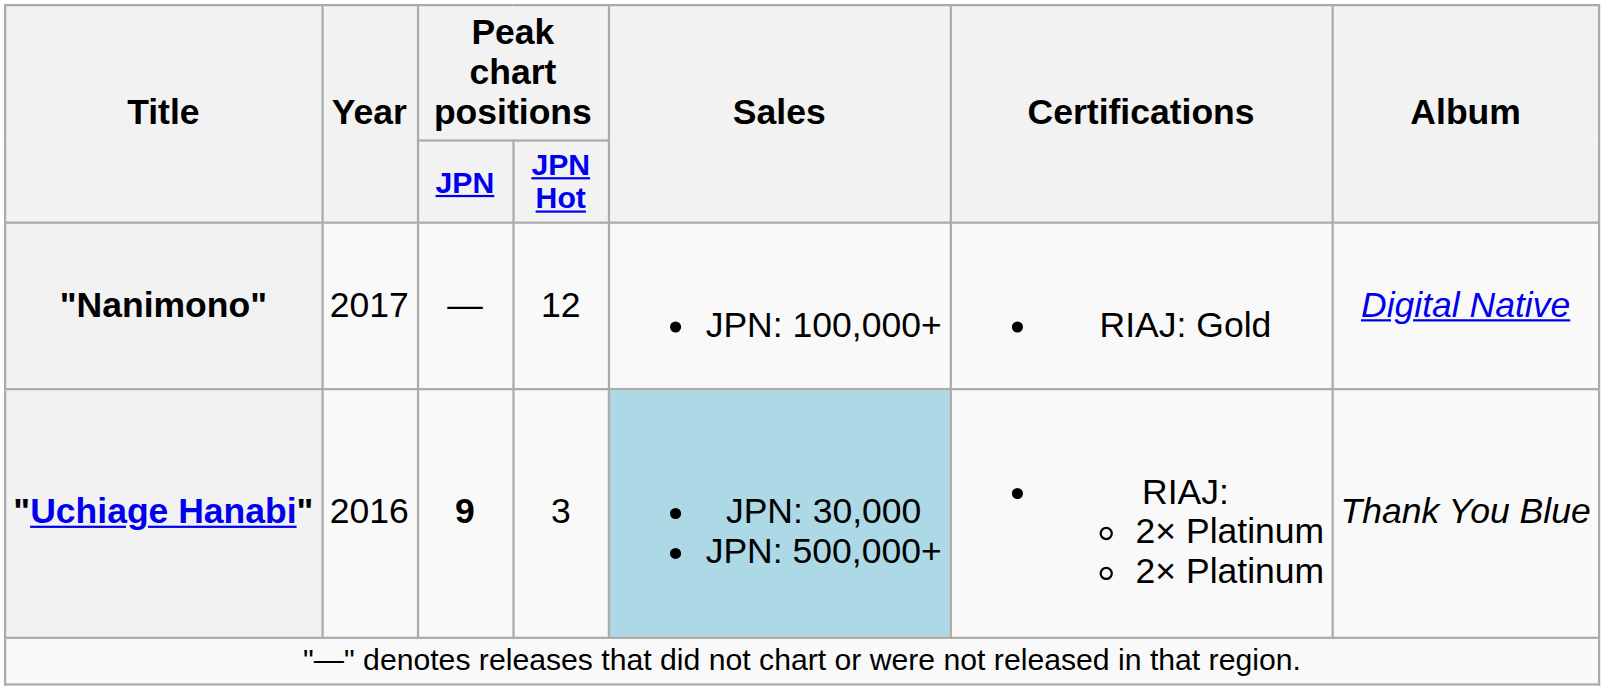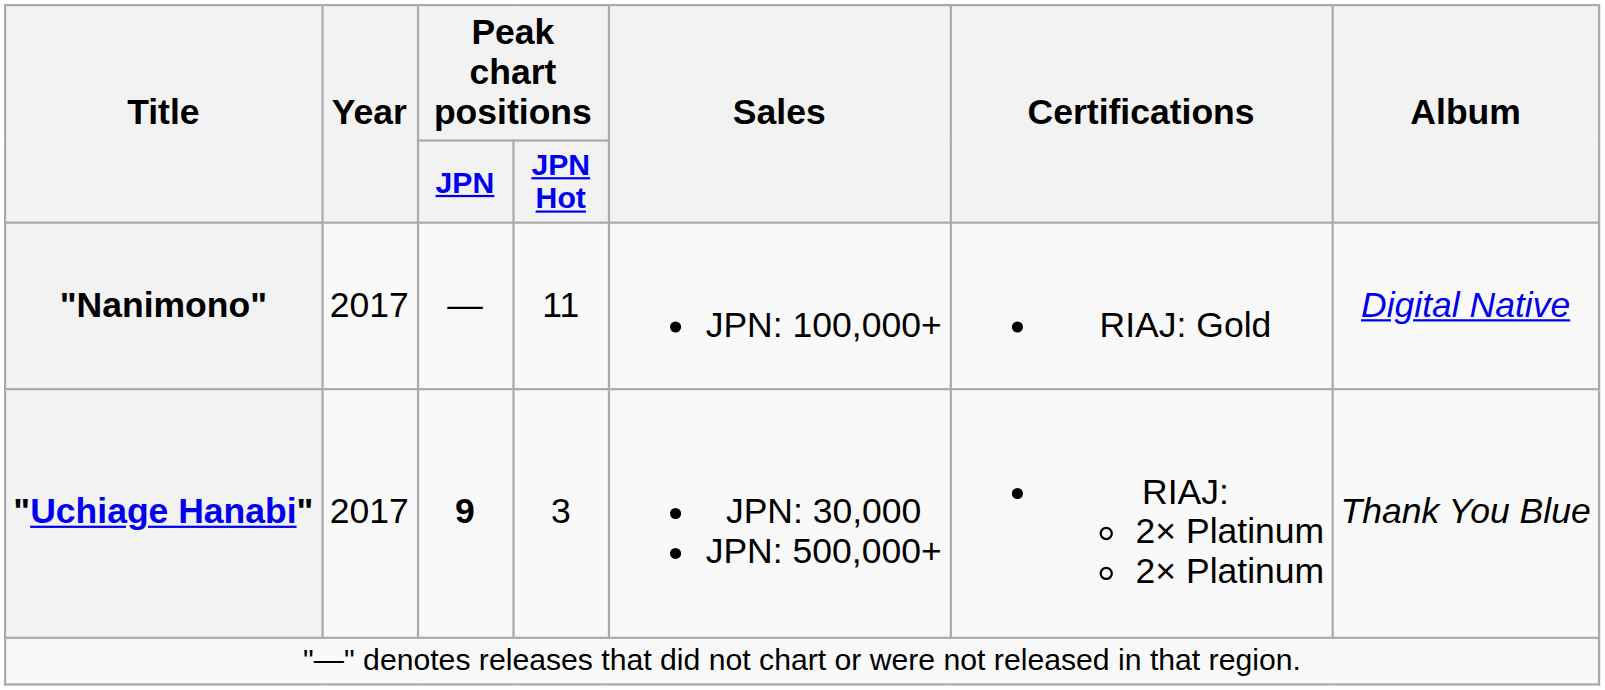(561, 305) 12 -> (561, 305) 11
(369, 512) 2016 -> (369, 512) 2017
(779, 533) lightblue background -> (779, 533) no background
